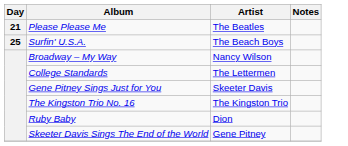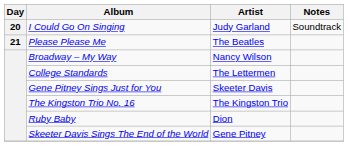+ row: (77, 27)
- row: (57, 42)
